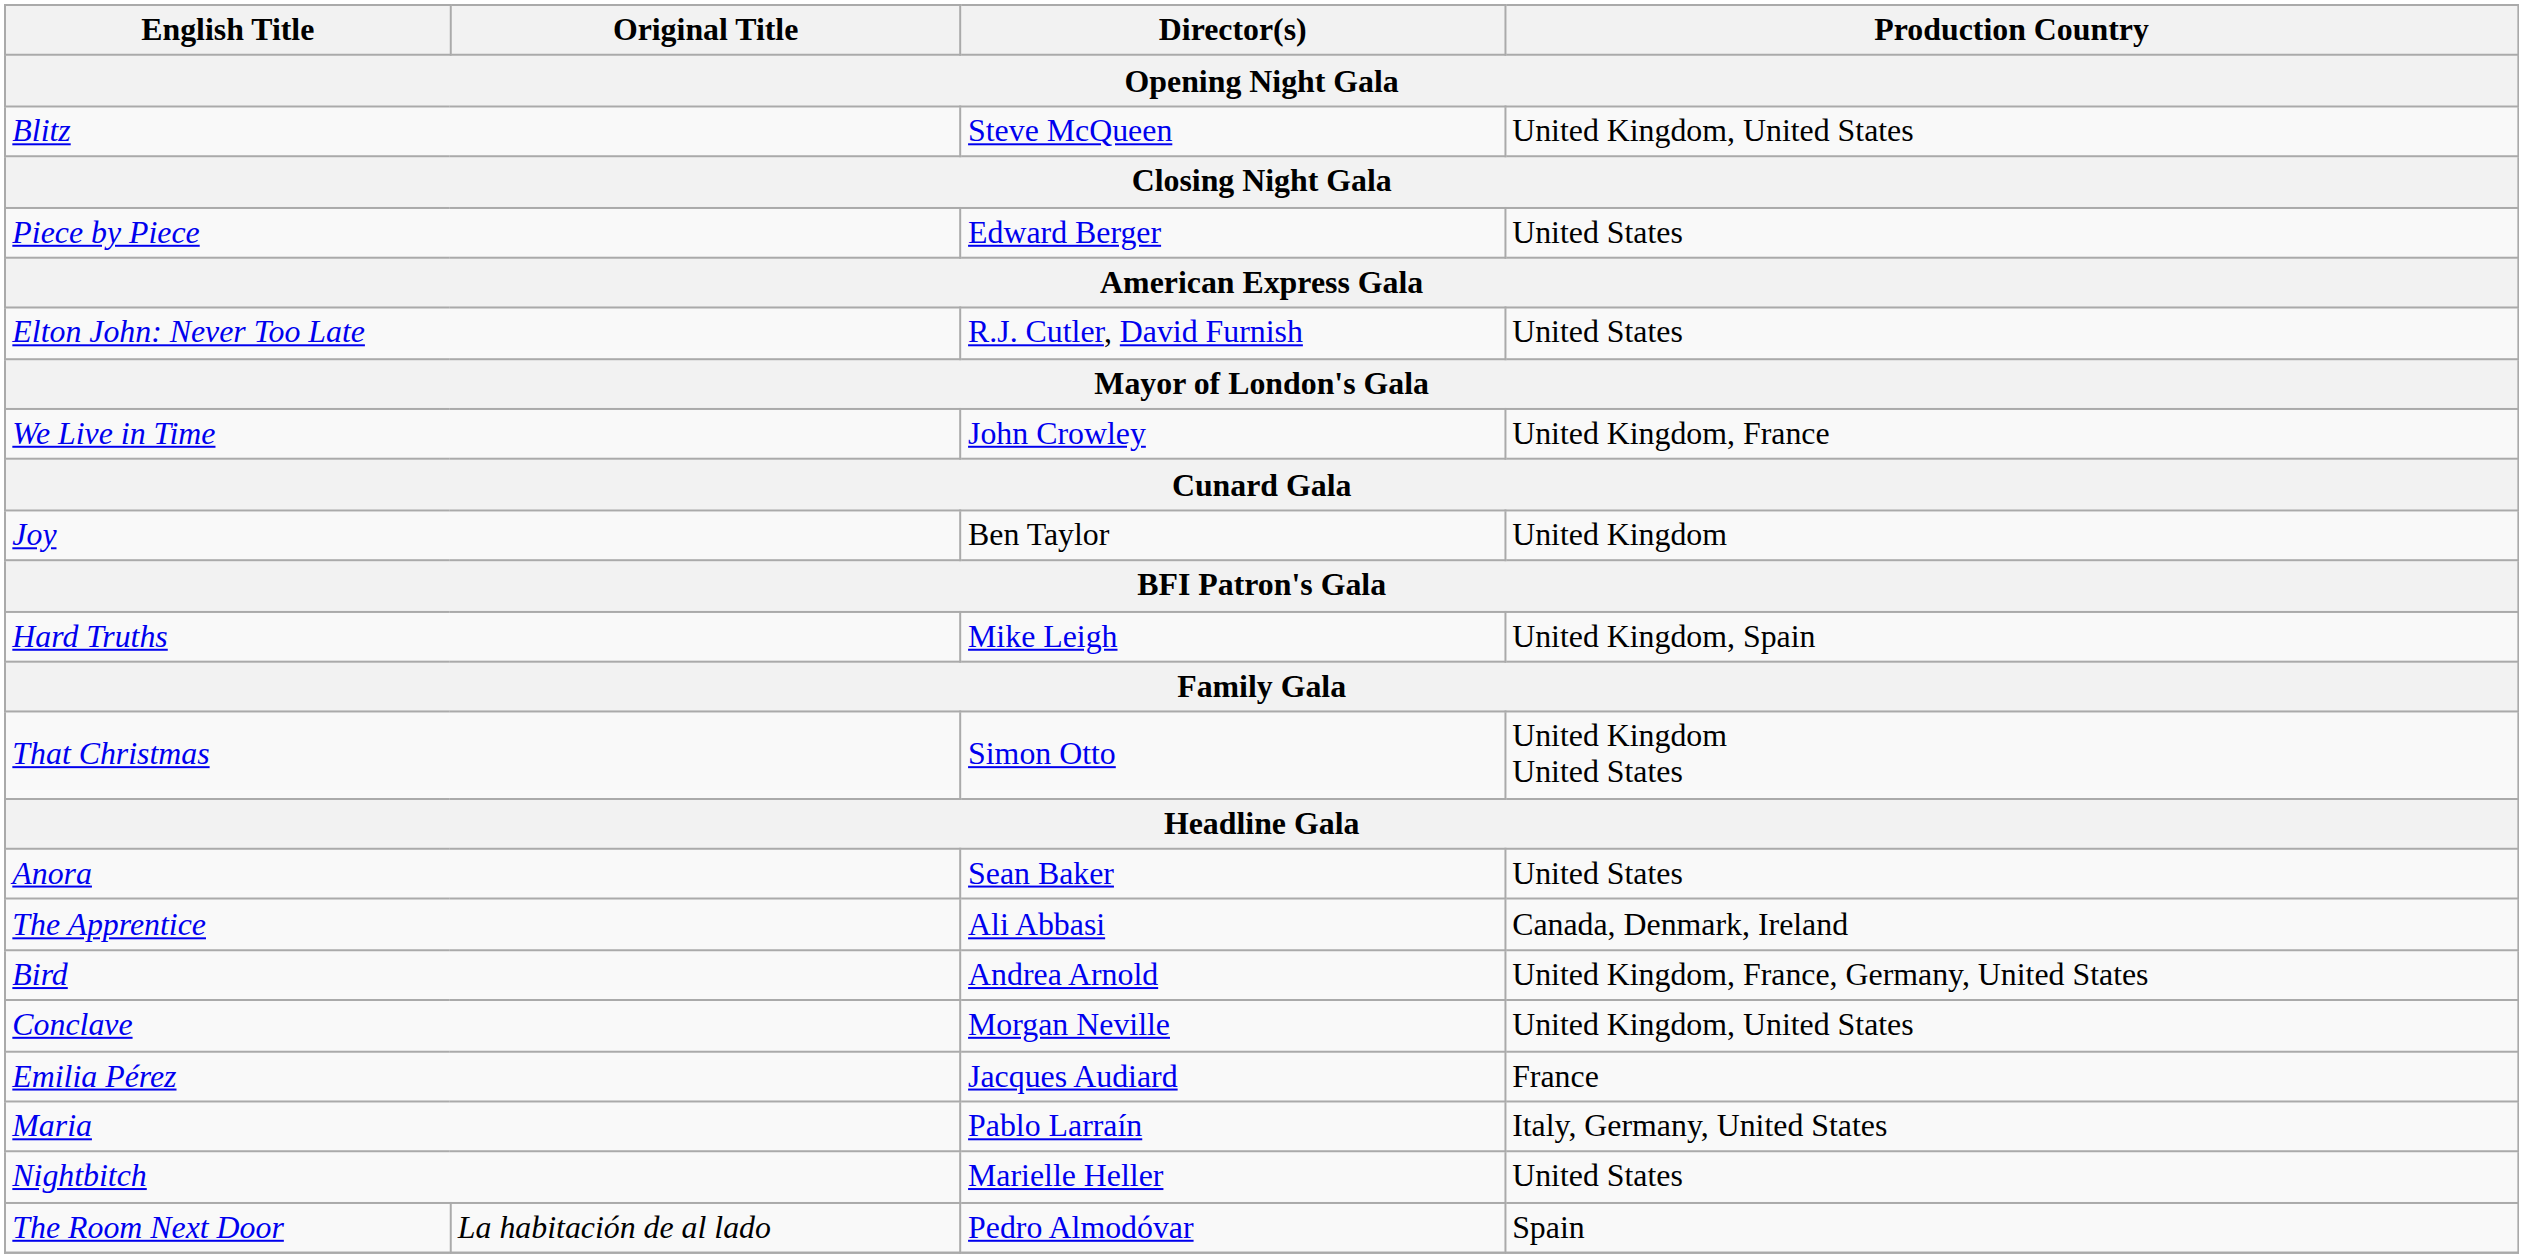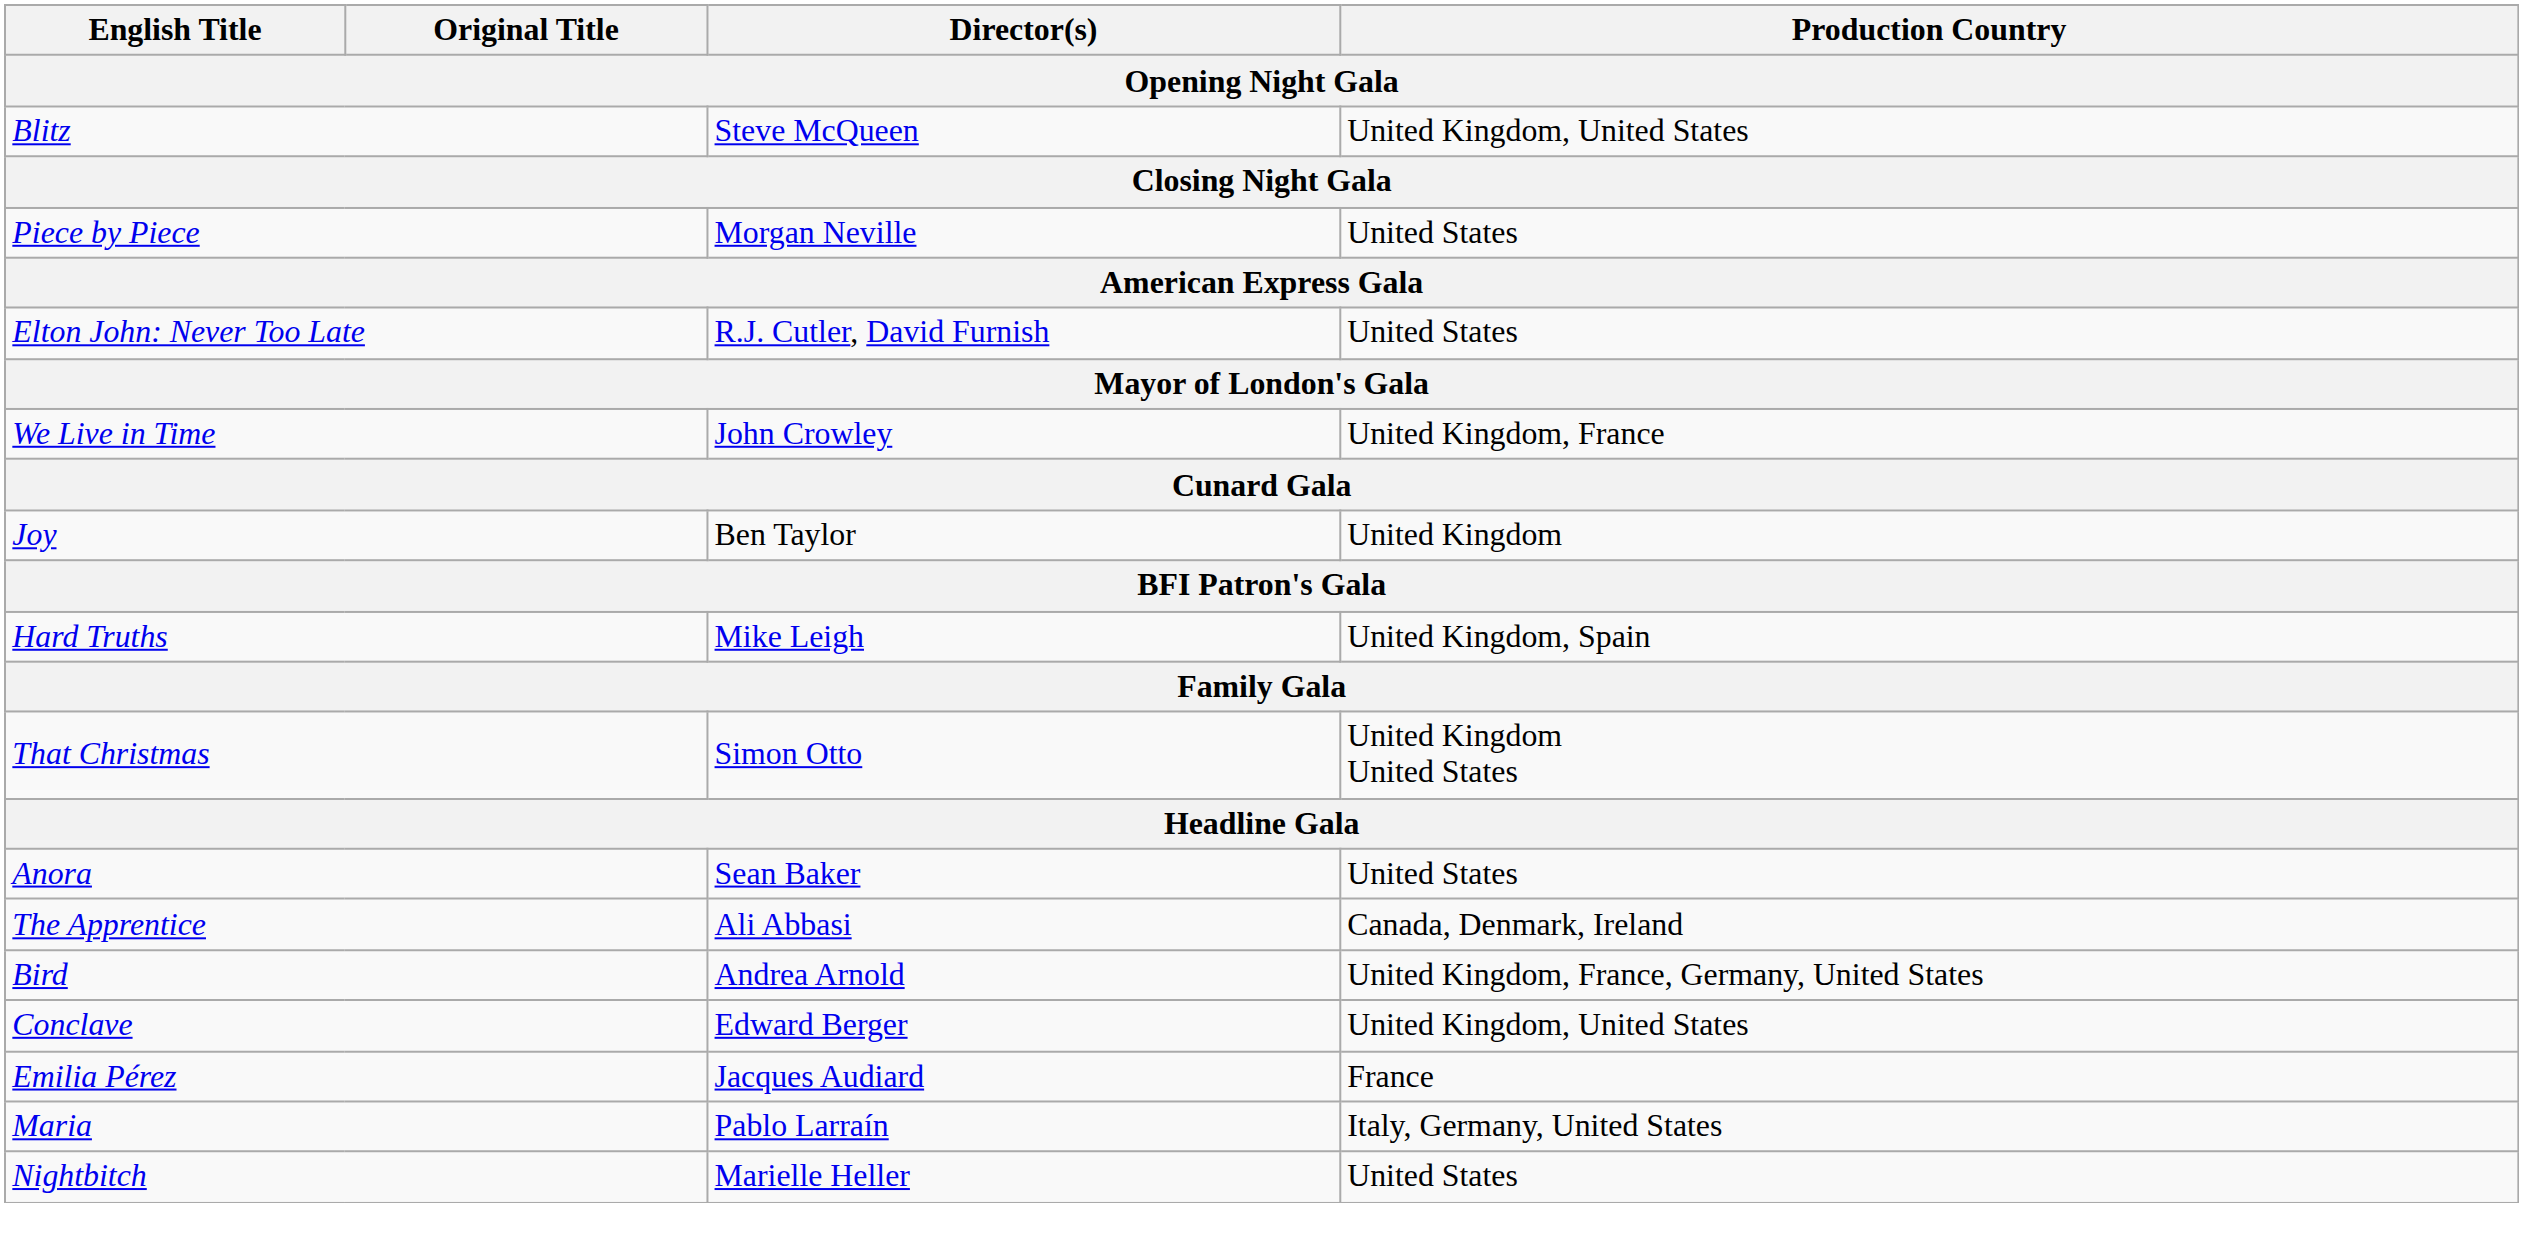(1065, 231) Edward Berger -> (816, 231) Morgan Neville
(1069, 1024) Morgan Neville -> (811, 1024) Edward Berger
- row: (148, 1226)
